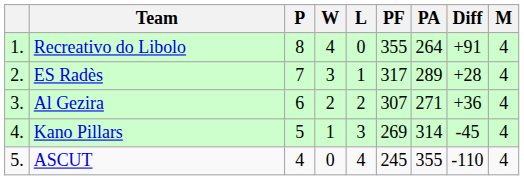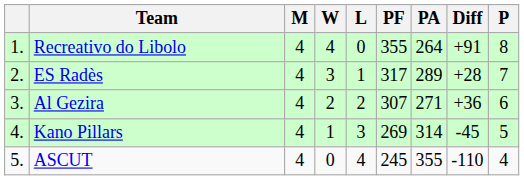columns swapped: (504, 18) <-> (300, 18)
